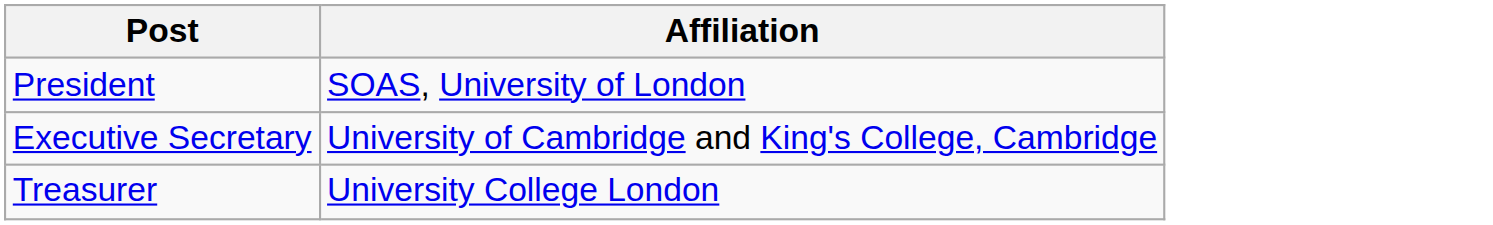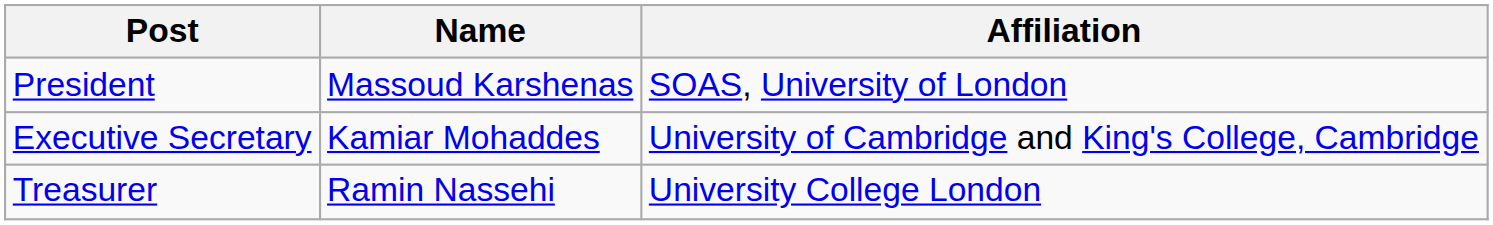+ column: (480, 31)
